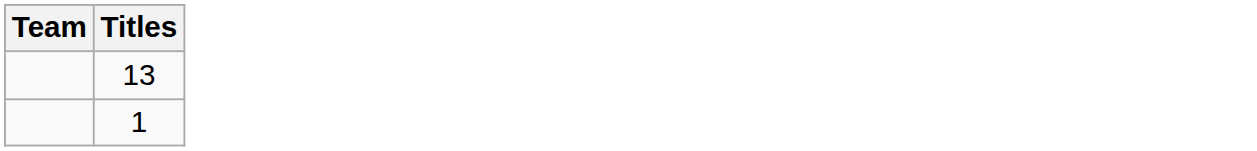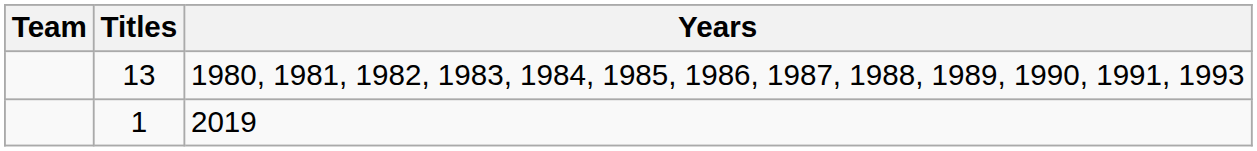+ column: (718, 27)
